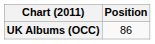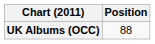(126, 30) 86 -> (126, 30) 88
